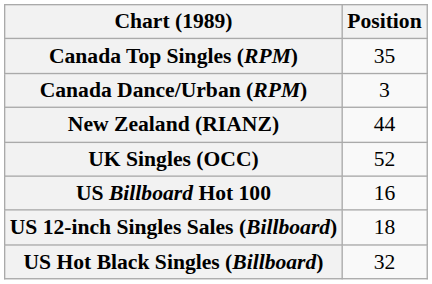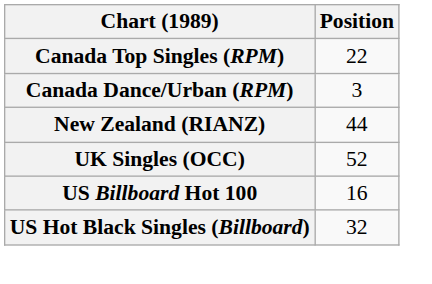(384, 55) 35 -> (357, 55) 22
- row: (173, 227)
